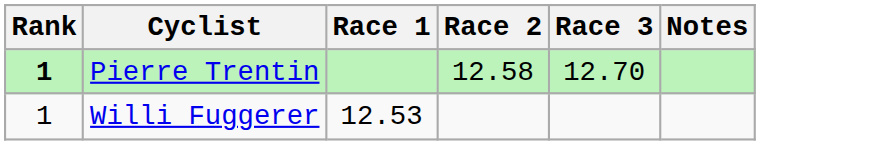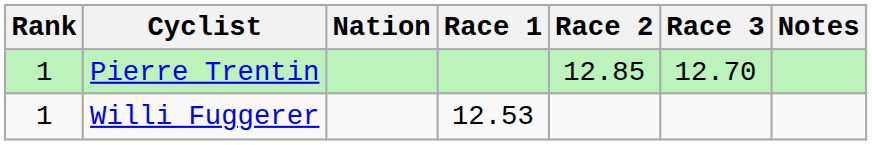+ column: (382, 27)
(44, 72) bold -> (44, 72) normal
(493, 72) 12.58 -> (604, 72) 12.85
